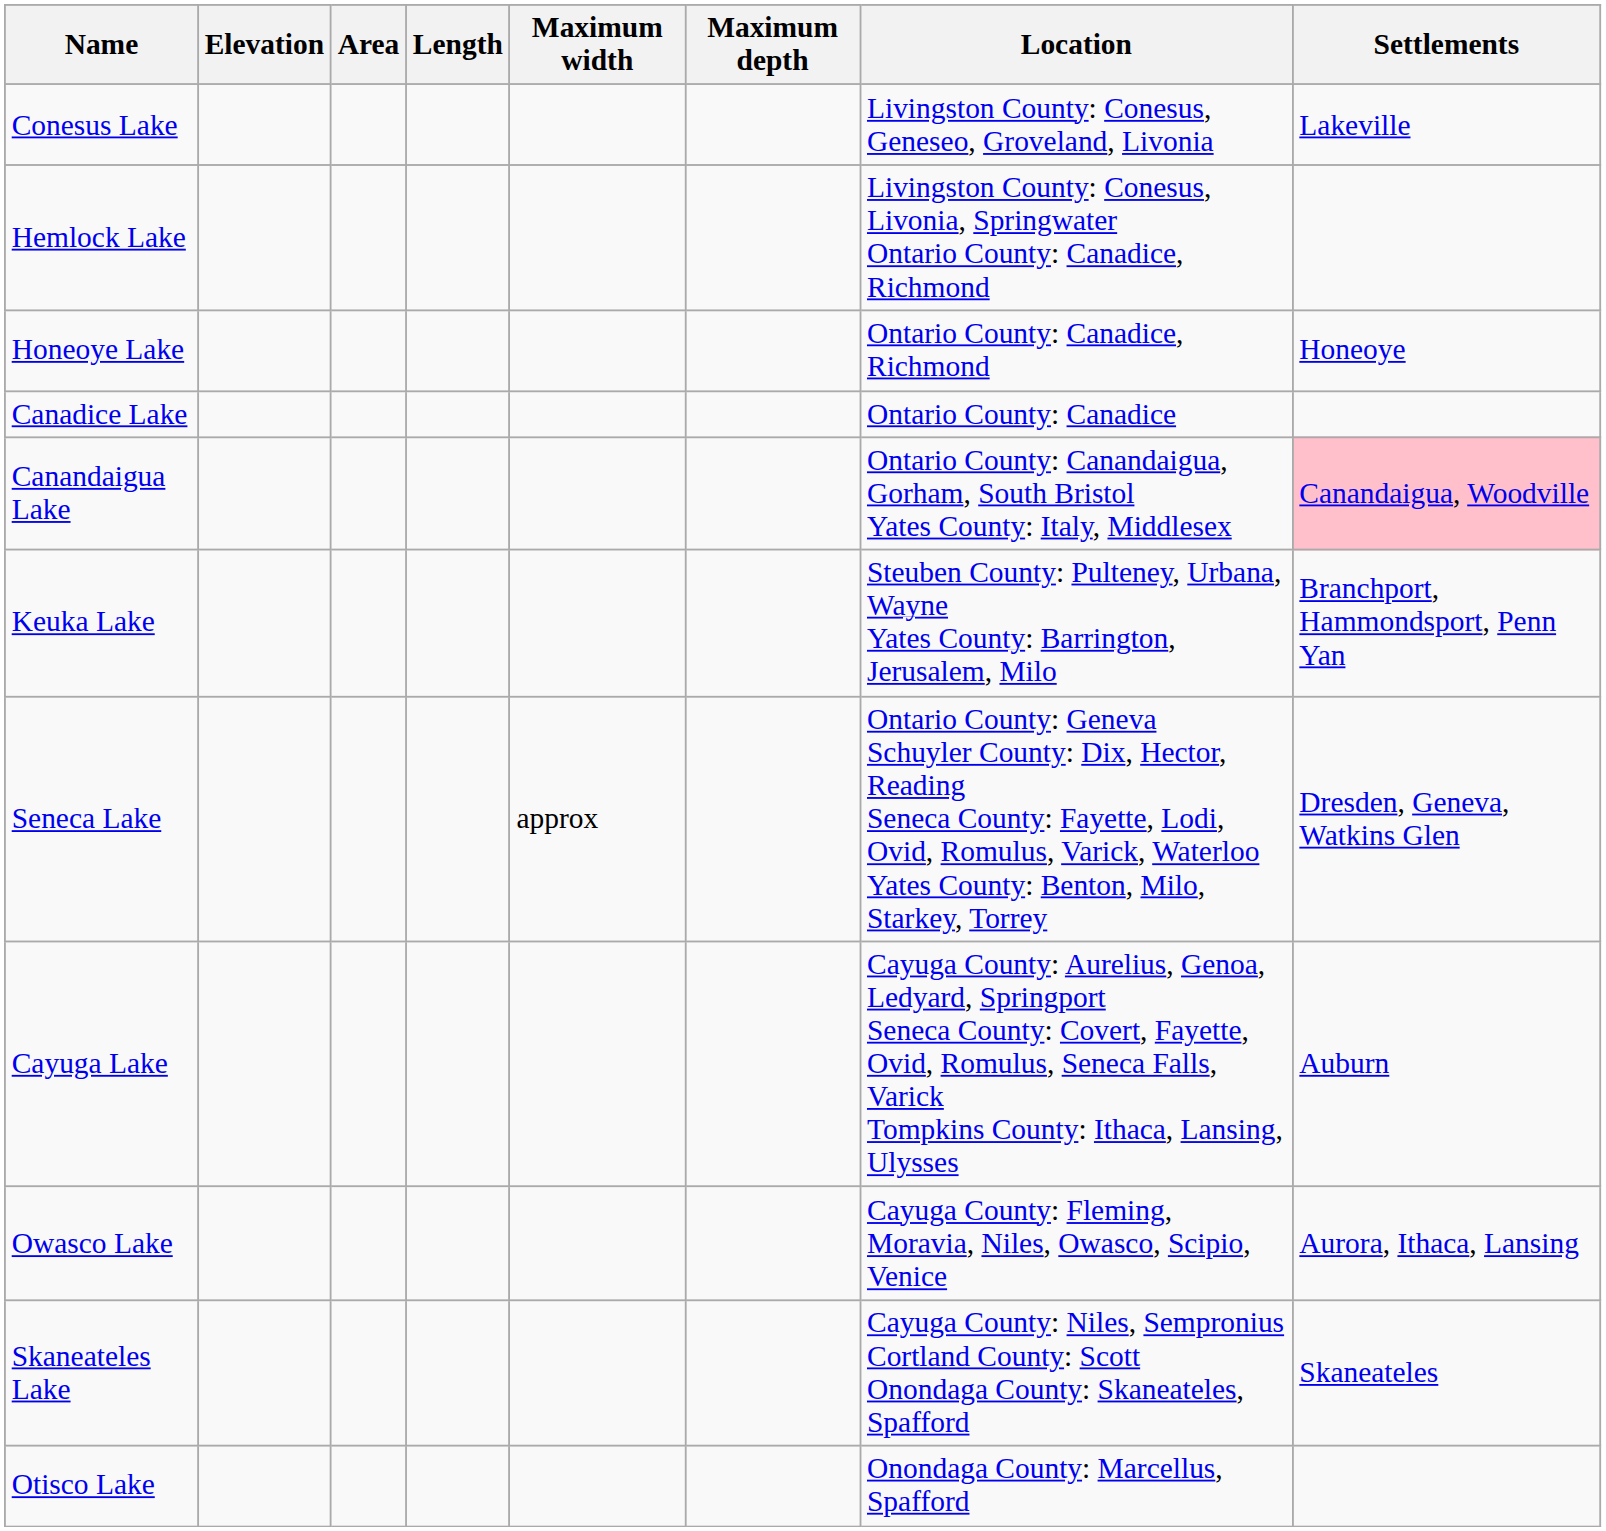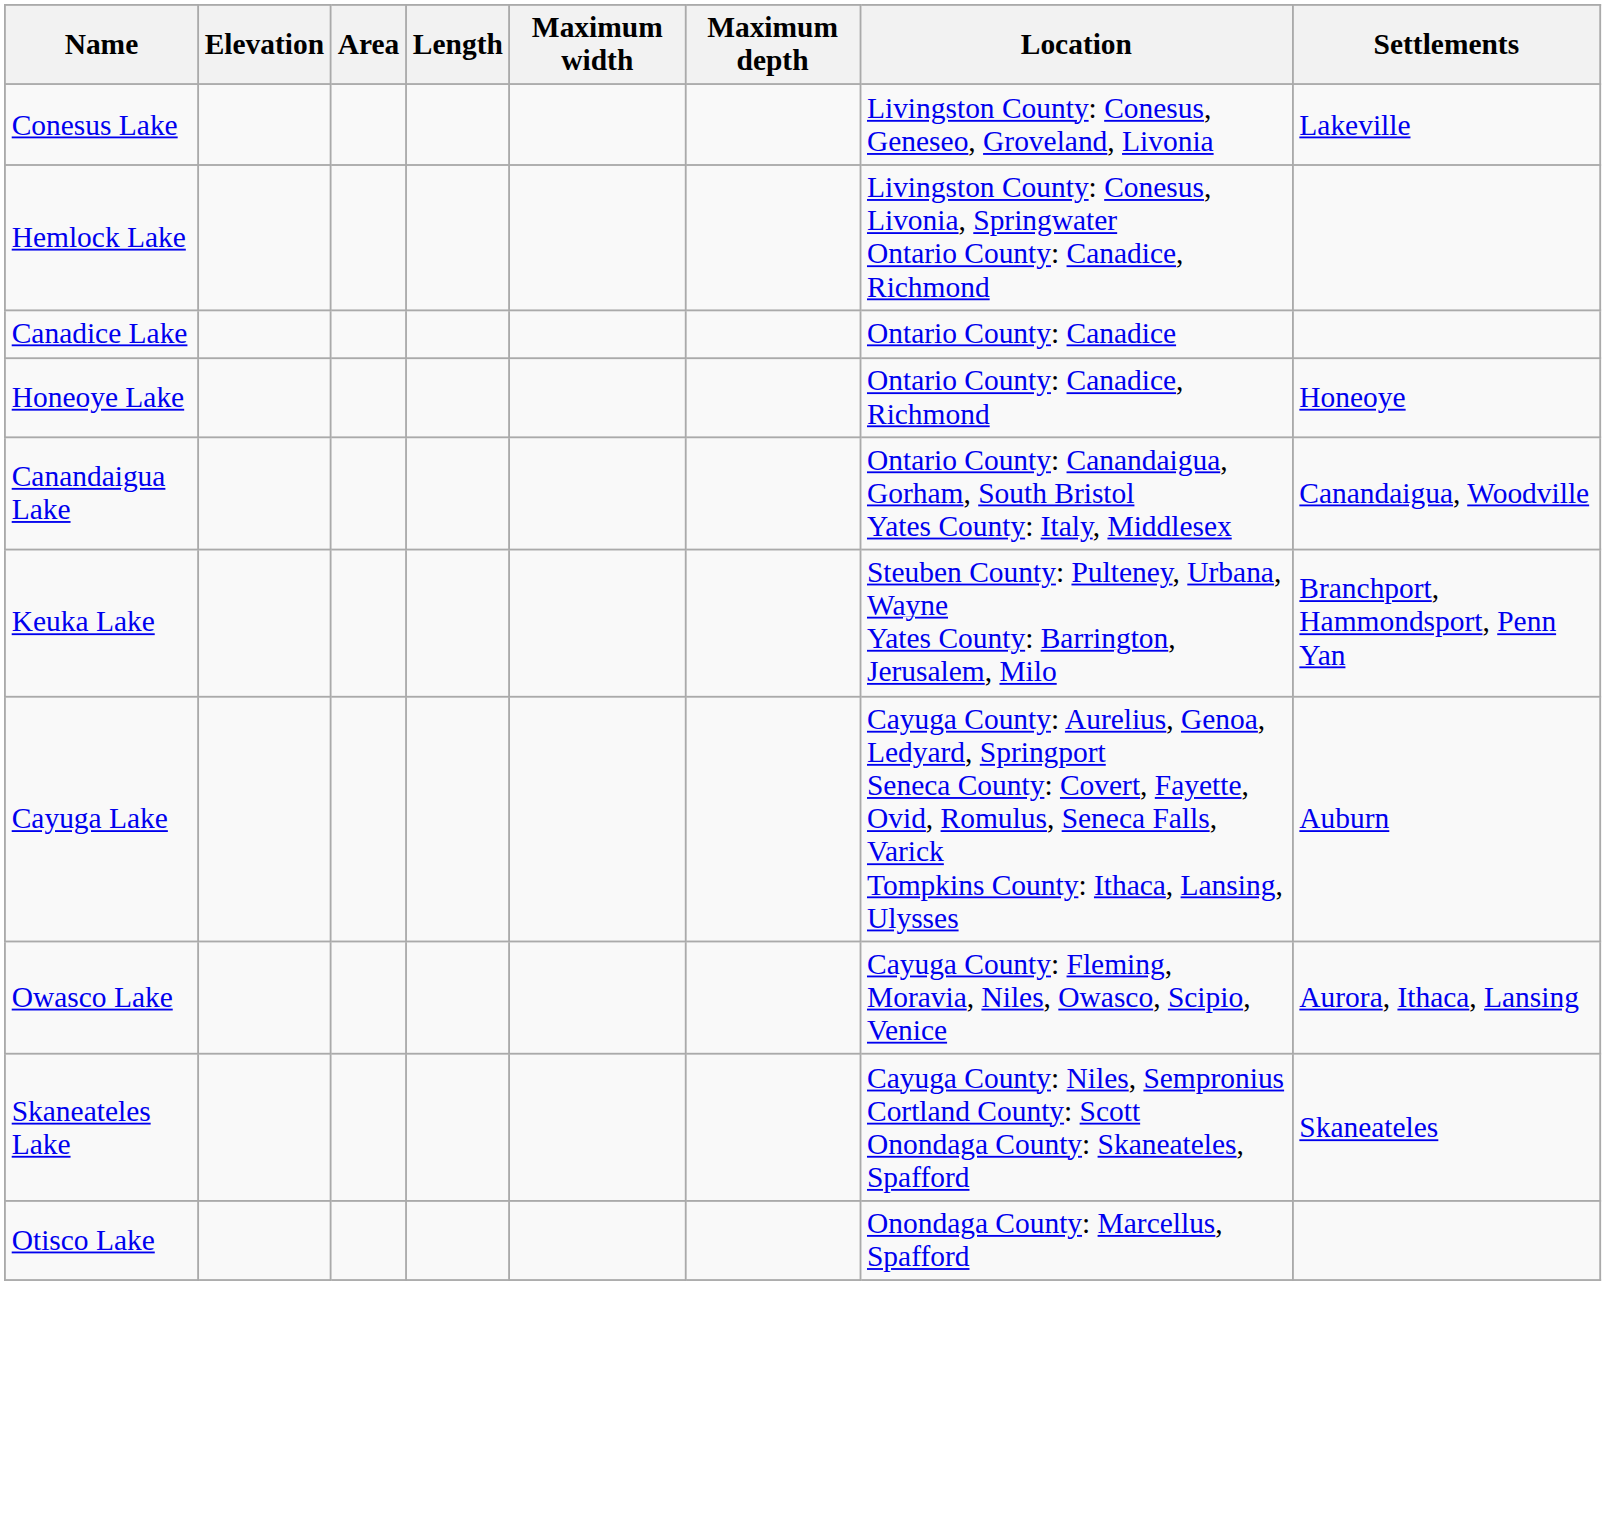rows swapped: (100, 413) <-> (98, 350)
(1444, 493) pink background -> (1444, 493) no background
- row: (86, 818)
